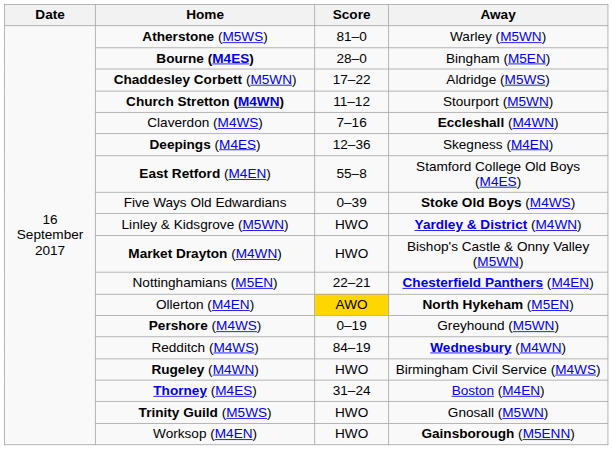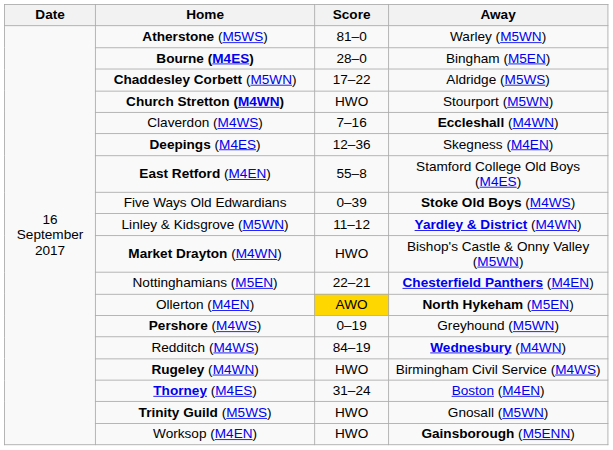(352, 101) 11–12 -> (352, 101) HWO
(352, 224) HWO -> (352, 224) 11–12
